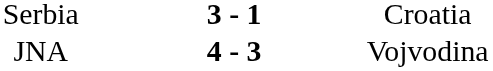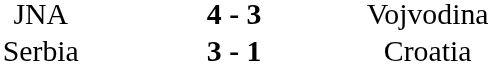rows swapped: (41, 13) <-> (41, 51)
